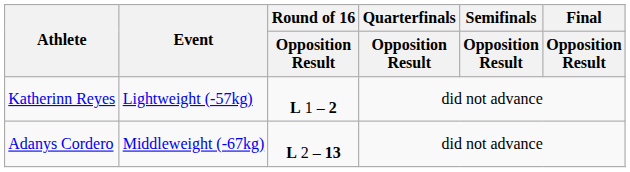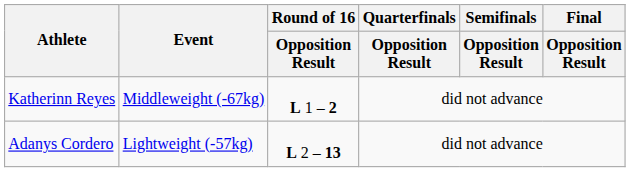(188, 99) Lightweight (-57kg) -> (193, 99) Middleweight (-67kg)
(193, 144) Middleweight (-67kg) -> (188, 144) Lightweight (-57kg)
